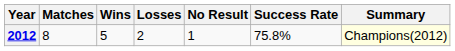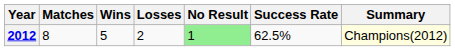(191, 35) no background -> (191, 35) lightgreen background
(272, 35) 75.8% -> (272, 35) 62.5%
